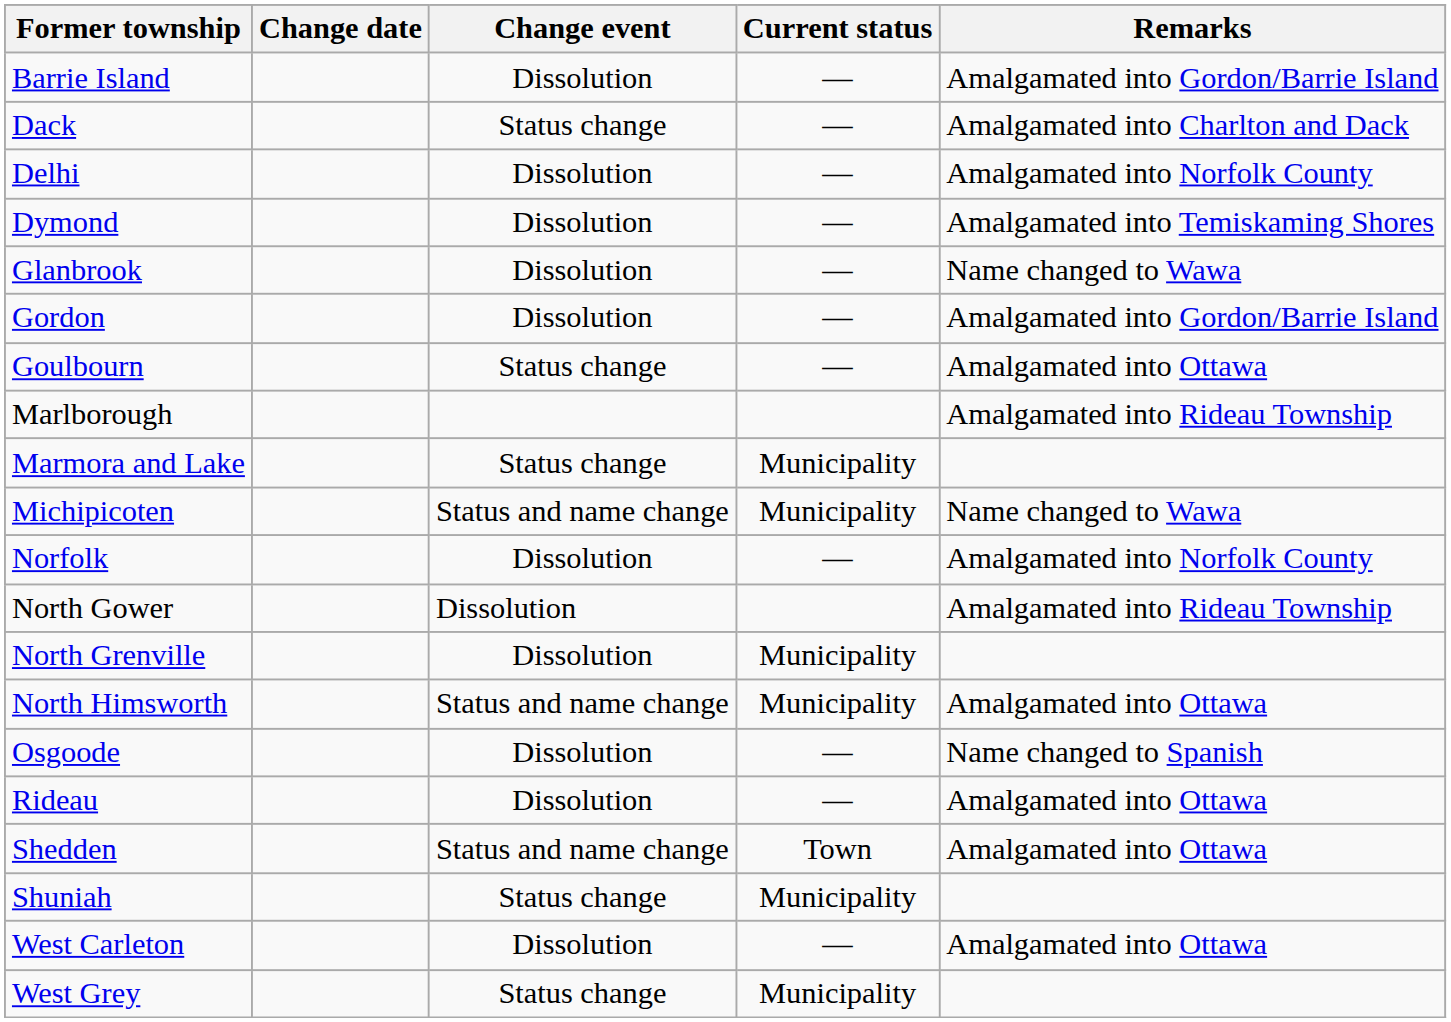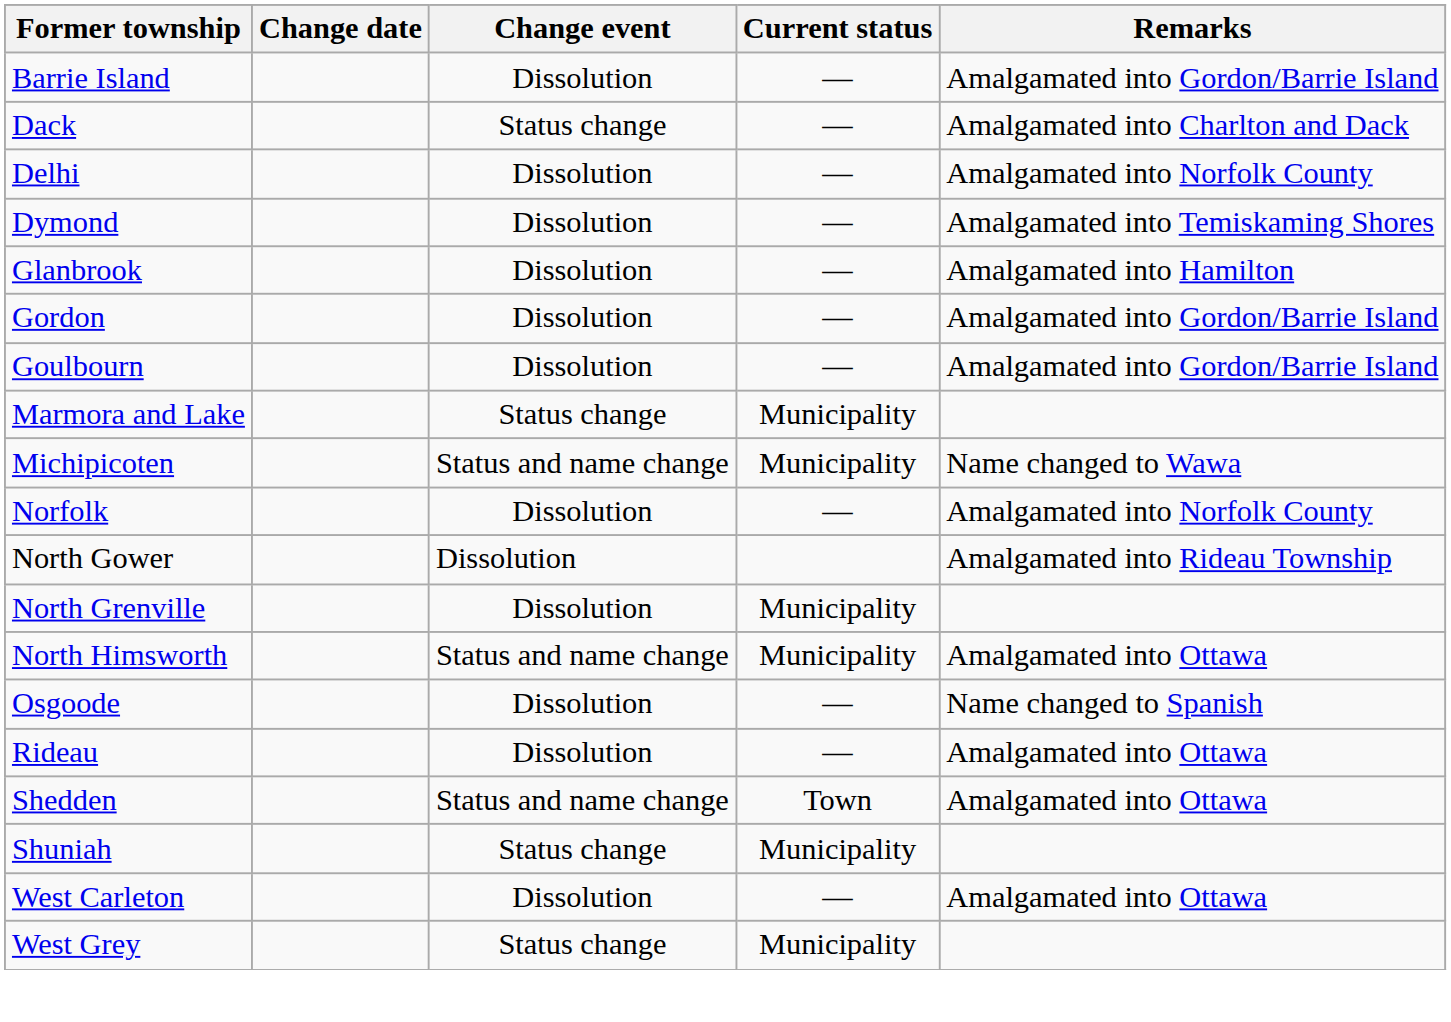(1094, 269) Name changed to Wawa -> (1120, 269) Amalgamated into Hamilton
(582, 366) Status change -> (582, 366) Dissolution
(1107, 366) Amalgamated into Ottawa -> (1192, 366) Amalgamated into Gordon/Barrie Island
- row: (92, 414)
